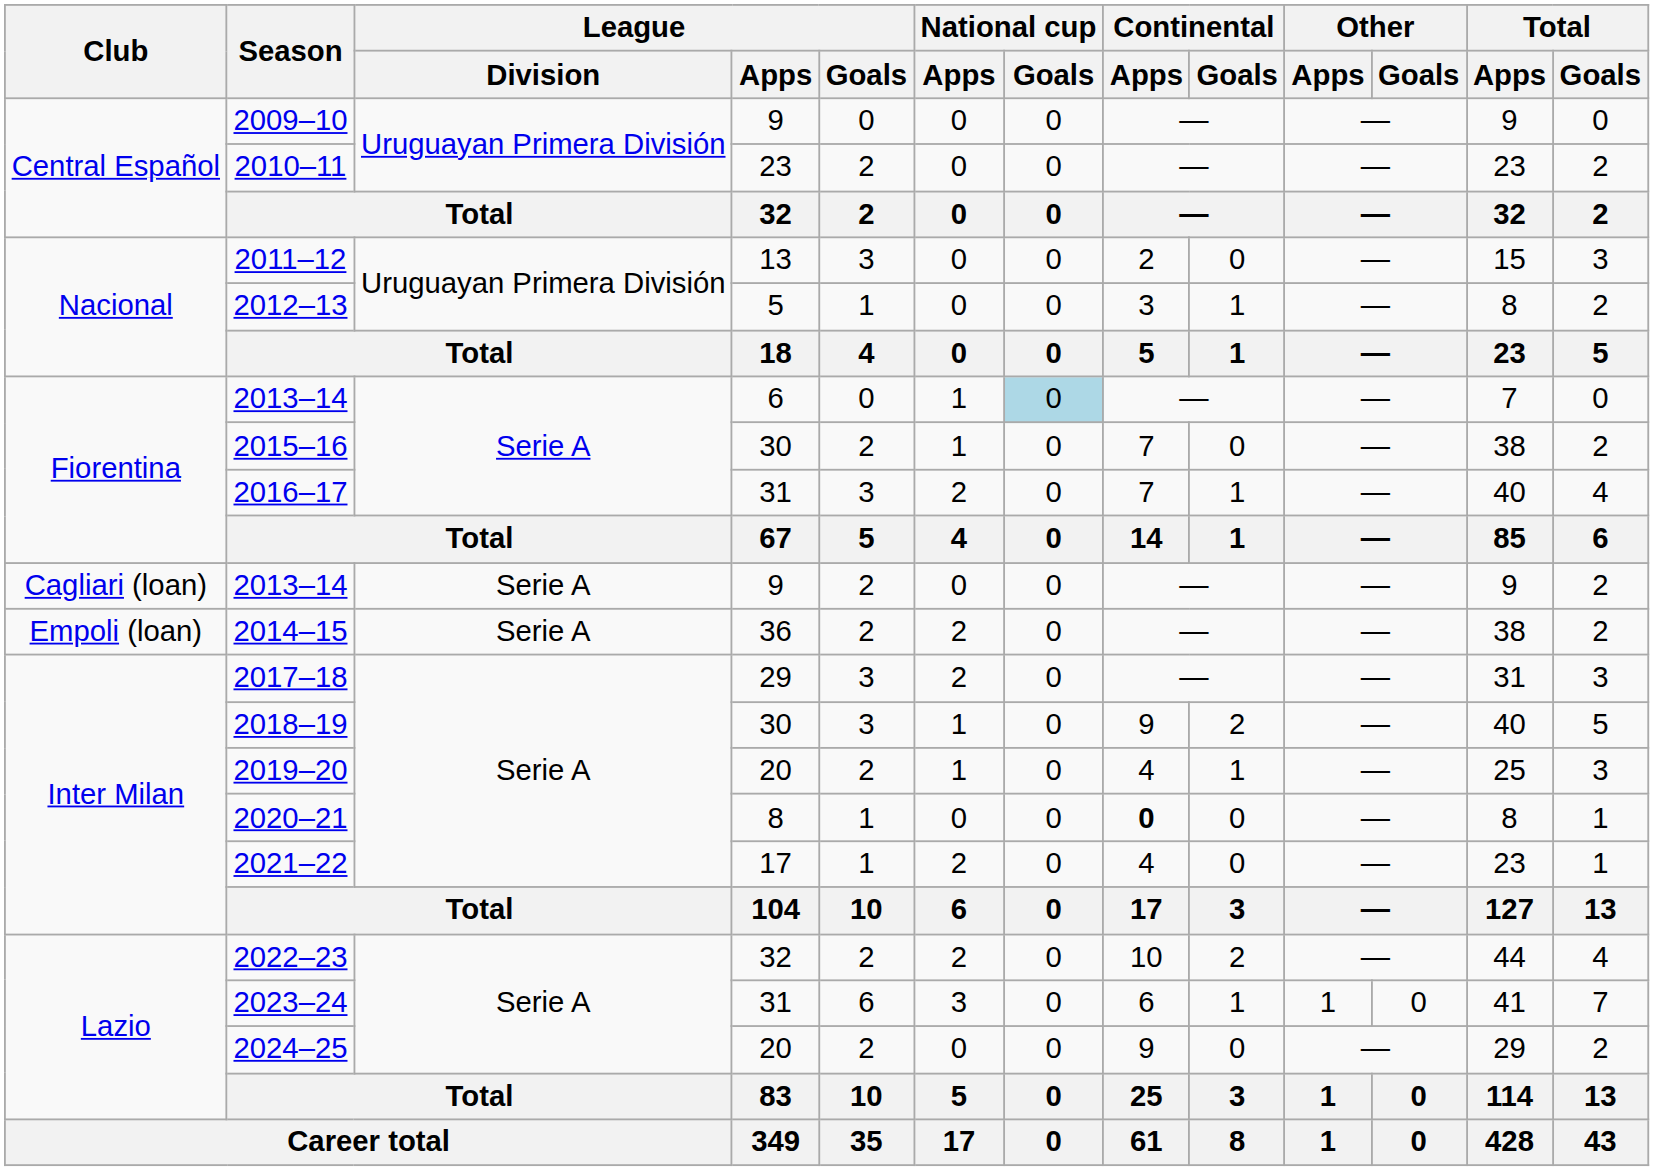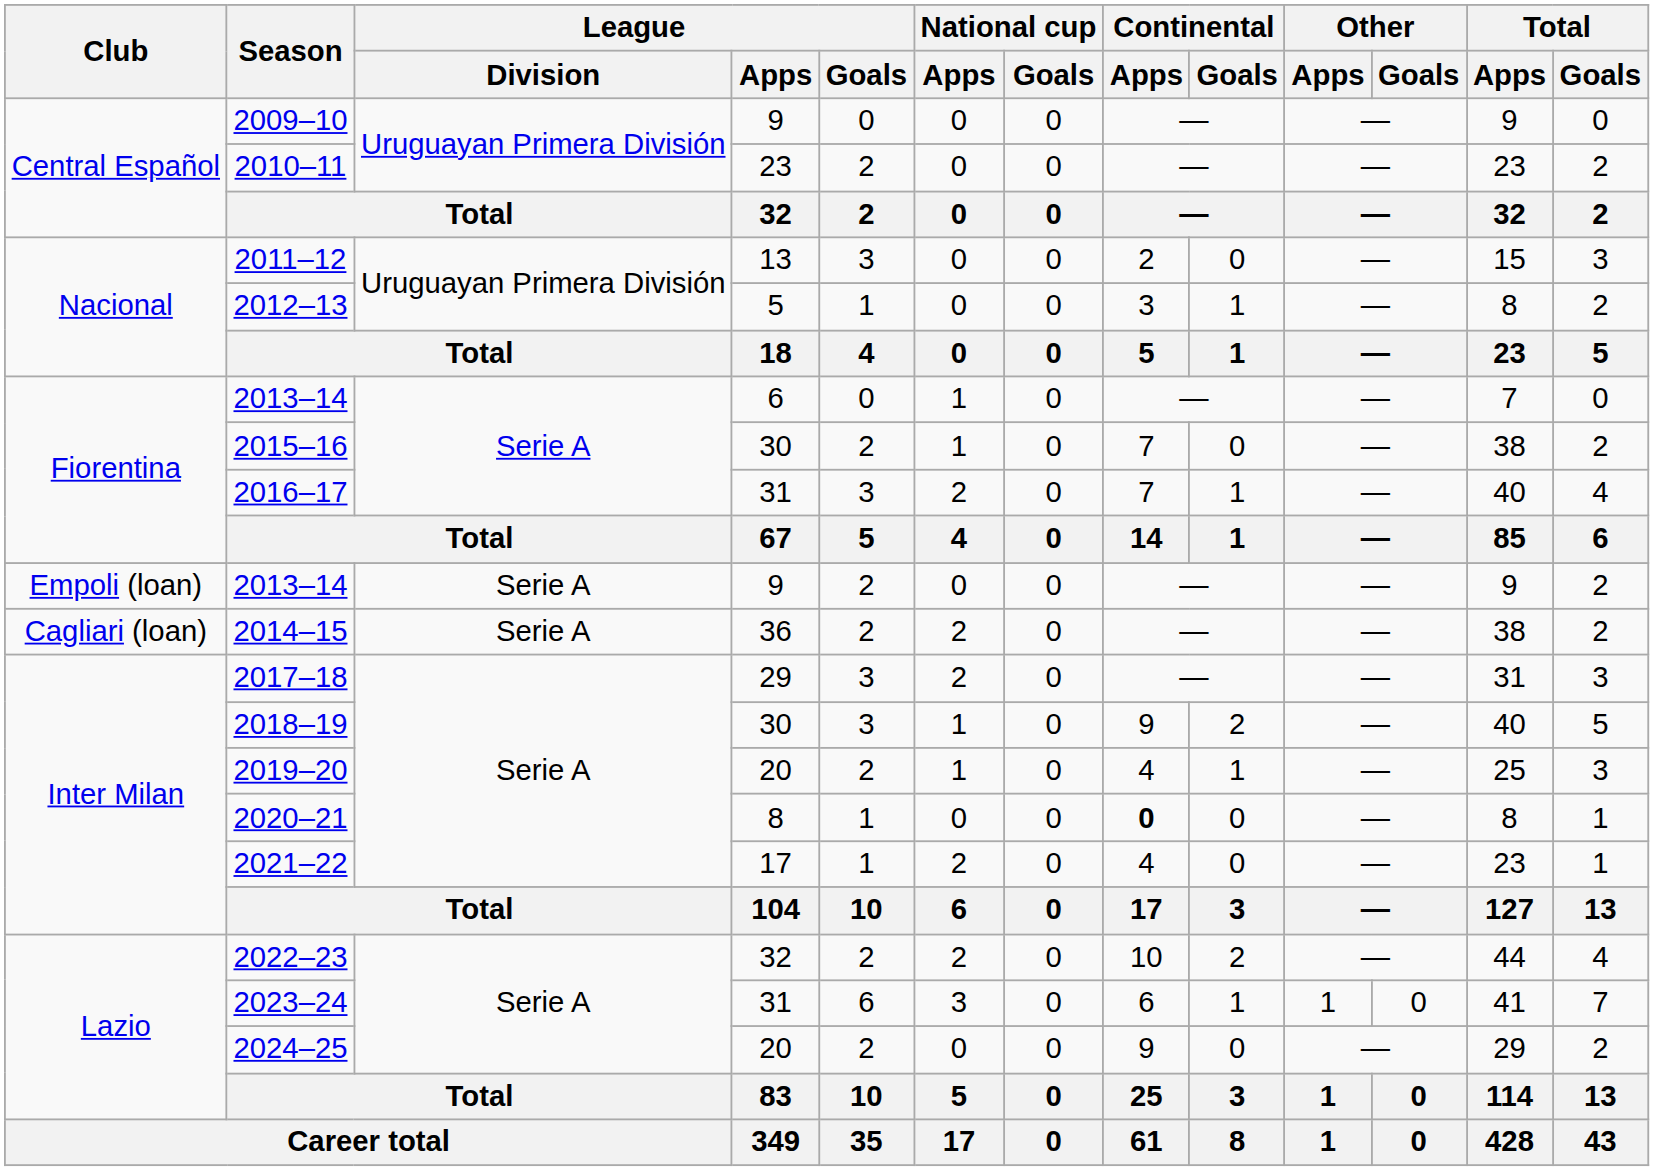(1054, 399) lightblue background -> (1054, 399) no background
(116, 584) Cagliari (loan) -> (116, 584) Empoli (loan)
(116, 631) Empoli (loan) -> (116, 631) Cagliari (loan)
